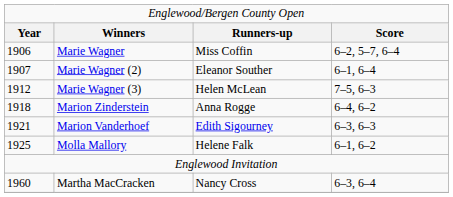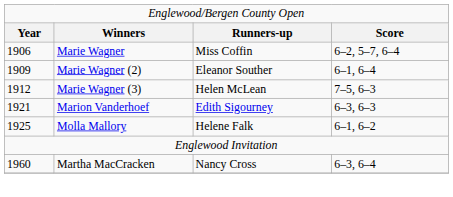(19, 70) 1907 -> (19, 70) 1909
- row: (103, 107)
